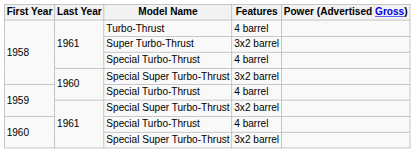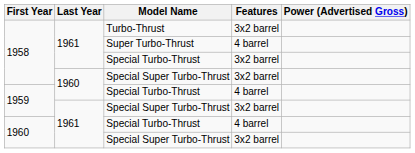(251, 28) 4 barrel -> (257, 28) 3x2 barrel
(257, 44) 3x2 barrel -> (251, 44) 4 barrel
(251, 60) 4 barrel -> (257, 60) 3x2 barrel
